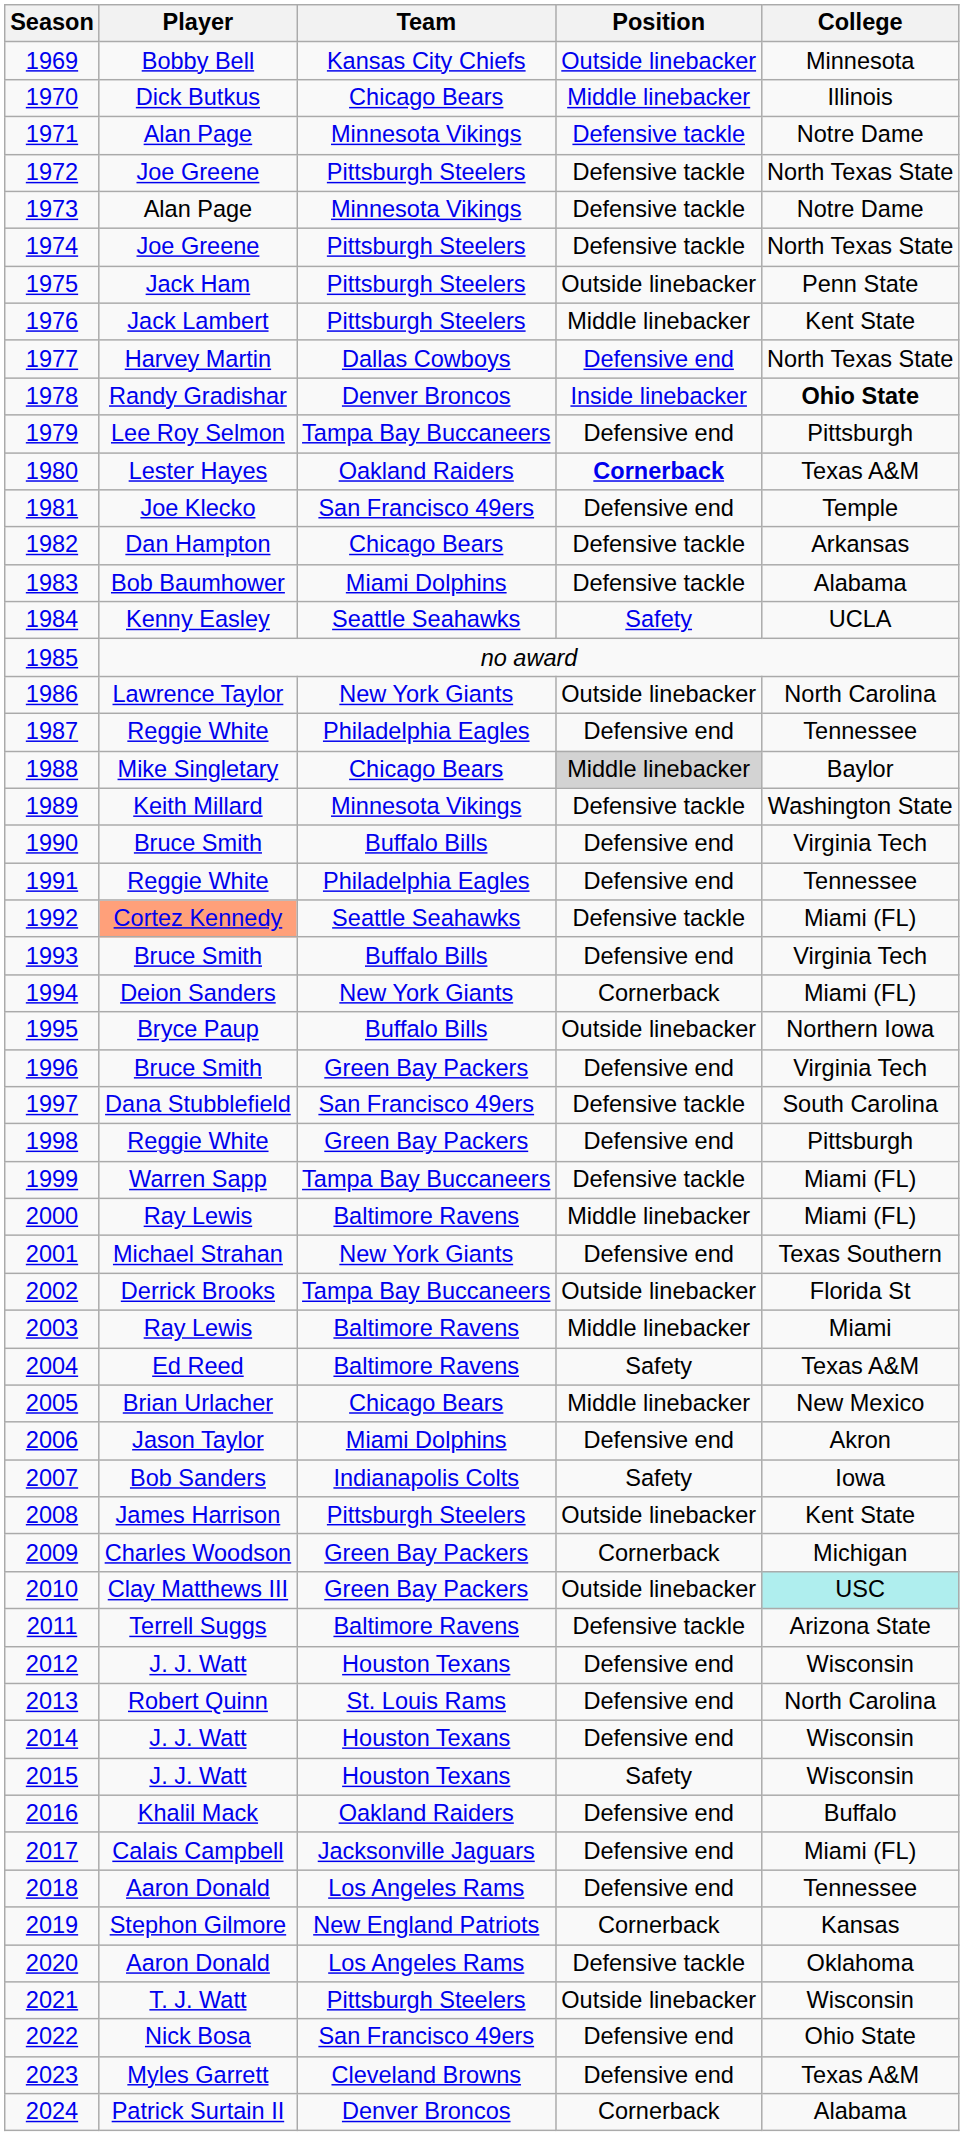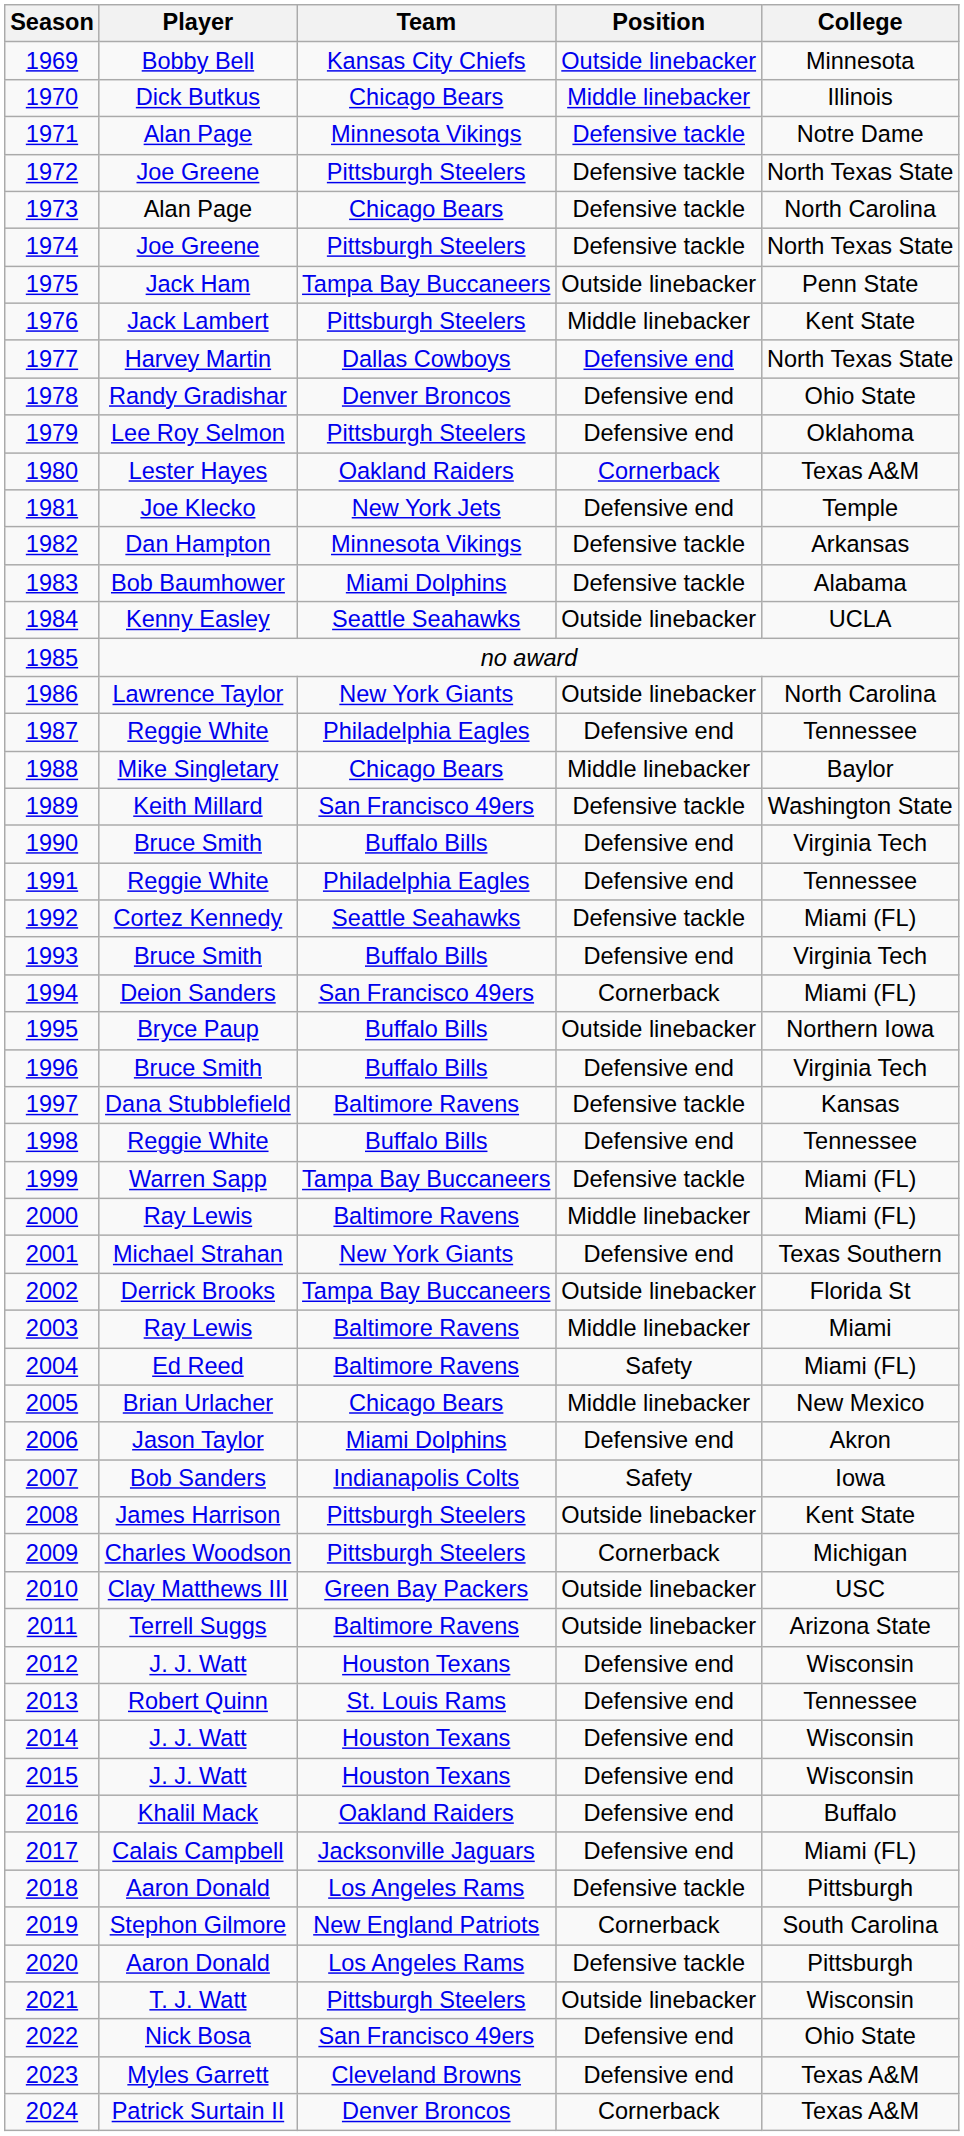(426, 209) Minnesota Vikings -> (426, 209) Chicago Bears
(860, 209) Notre Dame -> (860, 209) North Carolina
(426, 284) Pittsburgh Steelers -> (426, 284) Tampa Bay Buccaneers
(659, 396) Inside linebacker -> (659, 396) Defensive end
(860, 396) bold -> (860, 396) normal
(426, 433) Tampa Bay Buccaneers -> (426, 433) Pittsburgh Steelers
(860, 433) Pittsburgh -> (860, 433) Oklahoma
(659, 470) bold -> (659, 470) normal
(426, 508) San Francisco 49ers -> (426, 508) New York Jets
(426, 545) Chicago Bears -> (426, 545) Minnesota Vikings
(659, 619) Safety -> (659, 619) Outside linebacker
(659, 769) lightgrey background -> (659, 769) no background
(426, 806) Minnesota Vikings -> (426, 806) San Francisco 49ers
(198, 918) lightsalmon background -> (198, 918) no background
(426, 992) New York Giants -> (426, 992) San Francisco 49ers
(426, 1067) Green Bay Packers -> (426, 1067) Buffalo Bills
(426, 1104) San Francisco 49ers -> (426, 1104) Baltimore Ravens
(860, 1104) South Carolina -> (860, 1104) Kansas
(426, 1142) Green Bay Packers -> (426, 1142) Buffalo Bills
(860, 1142) Pittsburgh -> (860, 1142) Tennessee
(860, 1365) Texas A&M -> (860, 1365) Miami (FL)
(426, 1552) Green Bay Packers -> (426, 1552) Pittsburgh Steelers
(860, 1589) paleturquoise background -> (860, 1589) no background
(659, 1627) Defensive tackle -> (659, 1627) Outside linebacker
(860, 1701) North Carolina -> (860, 1701) Tennessee
(659, 1776) Safety -> (659, 1776) Defensive end
(659, 1888) Defensive end -> (659, 1888) Defensive tackle
(860, 1888) Tennessee -> (860, 1888) Pittsburgh
(860, 1925) Kansas -> (860, 1925) South Carolina
(860, 1962) Oklahoma -> (860, 1962) Pittsburgh
(860, 2112) Alabama -> (860, 2112) Texas A&M
